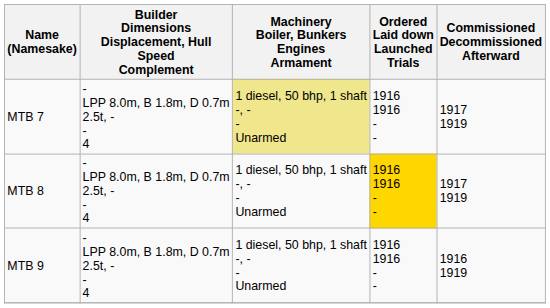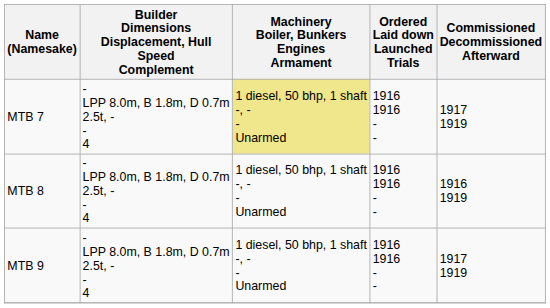(386, 191) gold background -> (386, 191) no background
(453, 191) 1917 1919 -> (453, 191) 1916 1919
(453, 266) 1916 1919 -> (453, 266) 1917 1919
